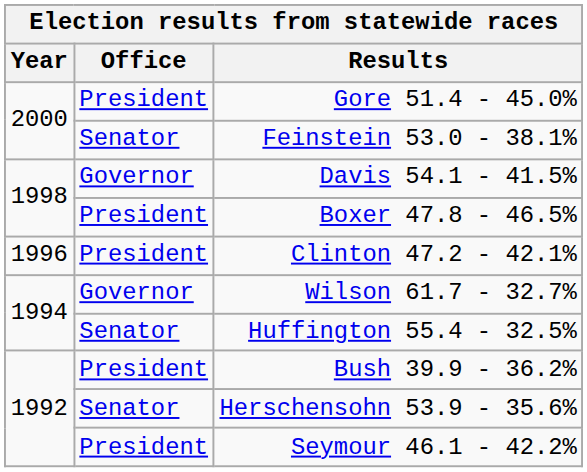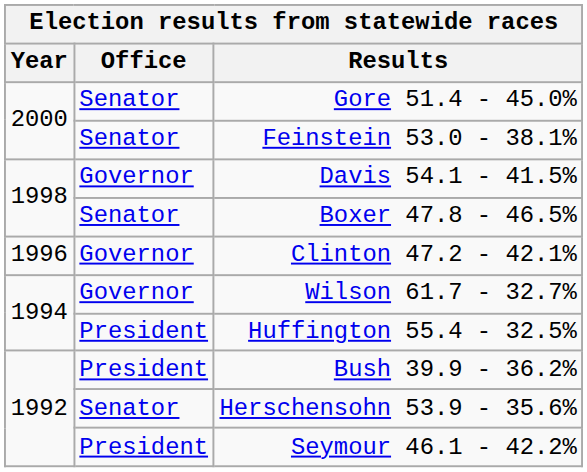(144, 102) President -> (129, 102) Senator
(144, 217) President -> (129, 217) Senator
(144, 255) President -> (137, 255) Governor
(129, 332) Senator -> (144, 332) President
